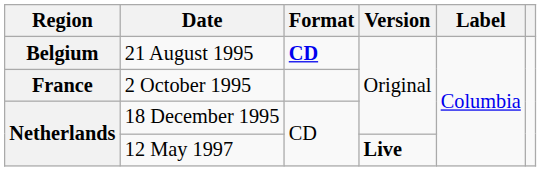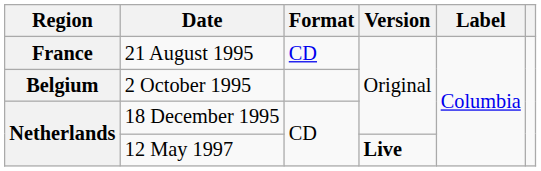(62, 52) Belgium -> (62, 52) France
(303, 52) bold -> (303, 52) normal
(62, 85) France -> (62, 85) Belgium
